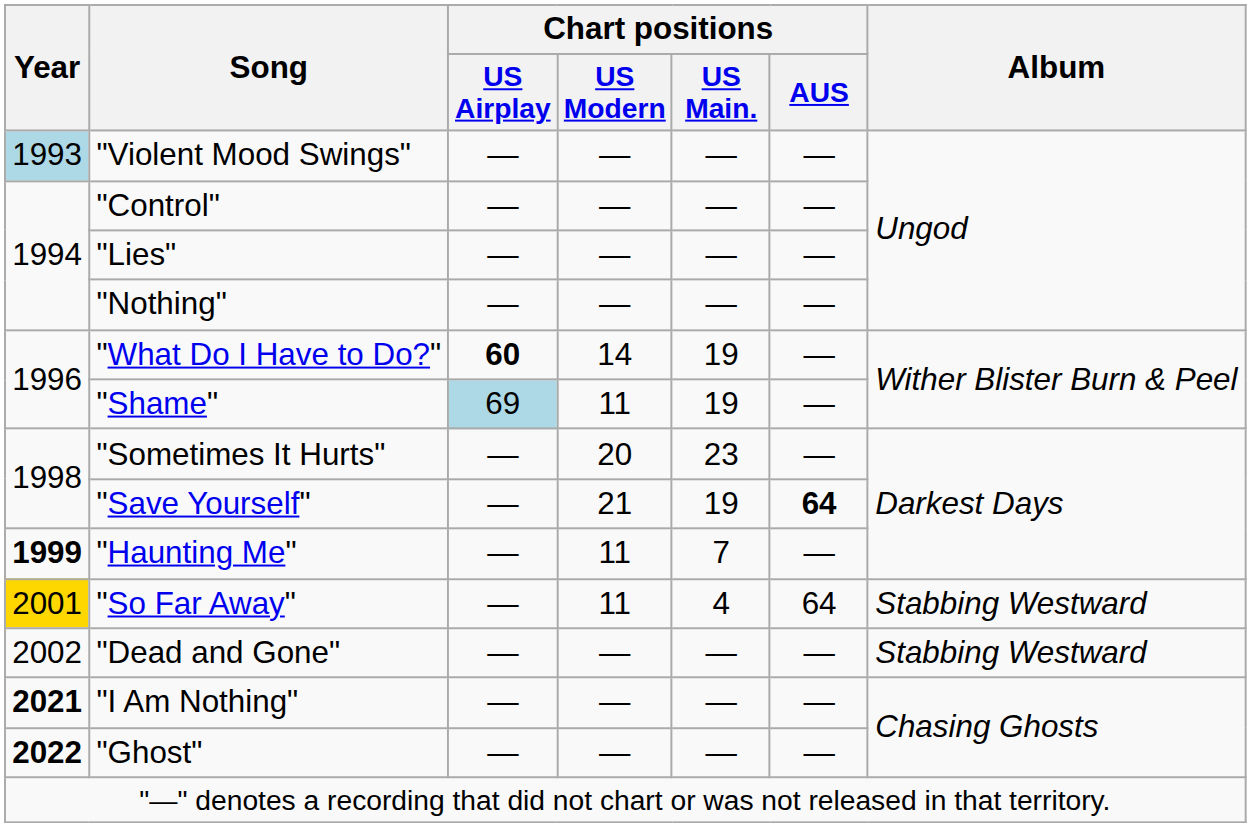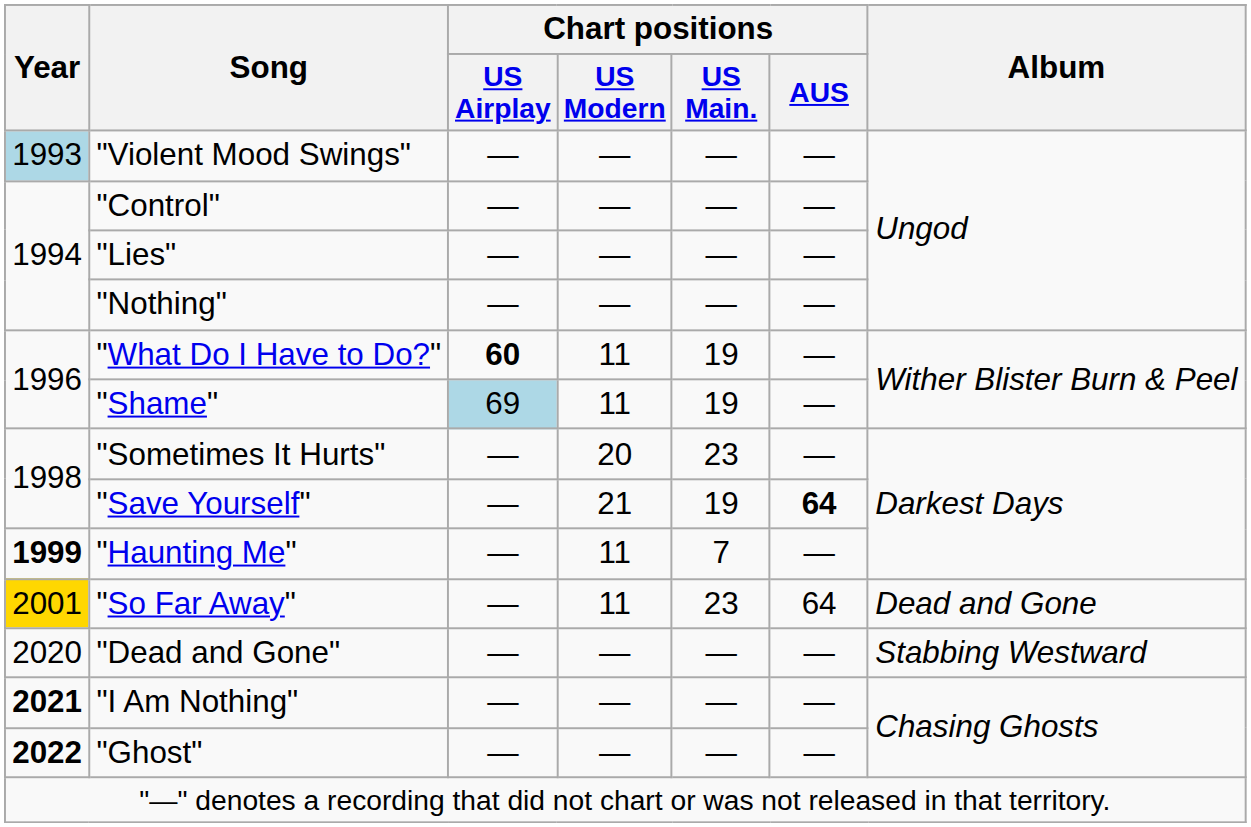(615, 353) 14 -> (615, 353) 11
(721, 602) 4 -> (721, 602) 23
(1011, 602) Stabbing Westward -> (986, 602) Dead and Gone
(47, 652) 2002 -> (47, 652) 2020
